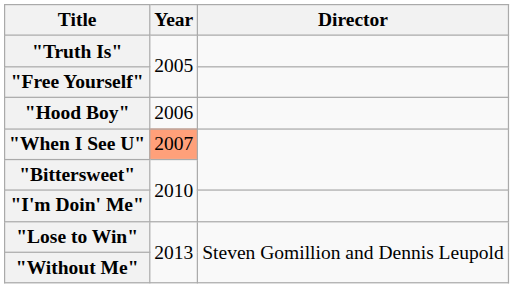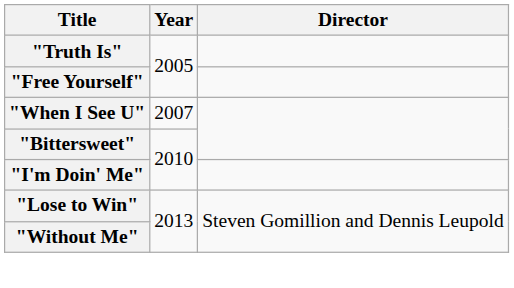- row: (77, 112)
(174, 143) lightsalmon background -> (174, 112) no background
